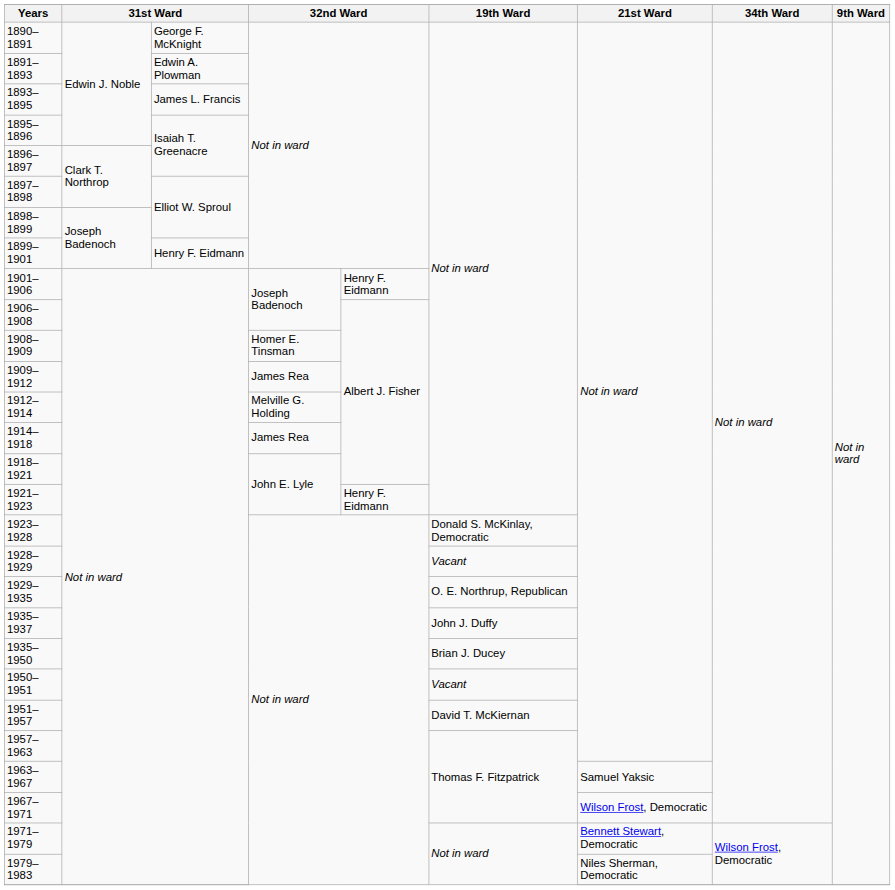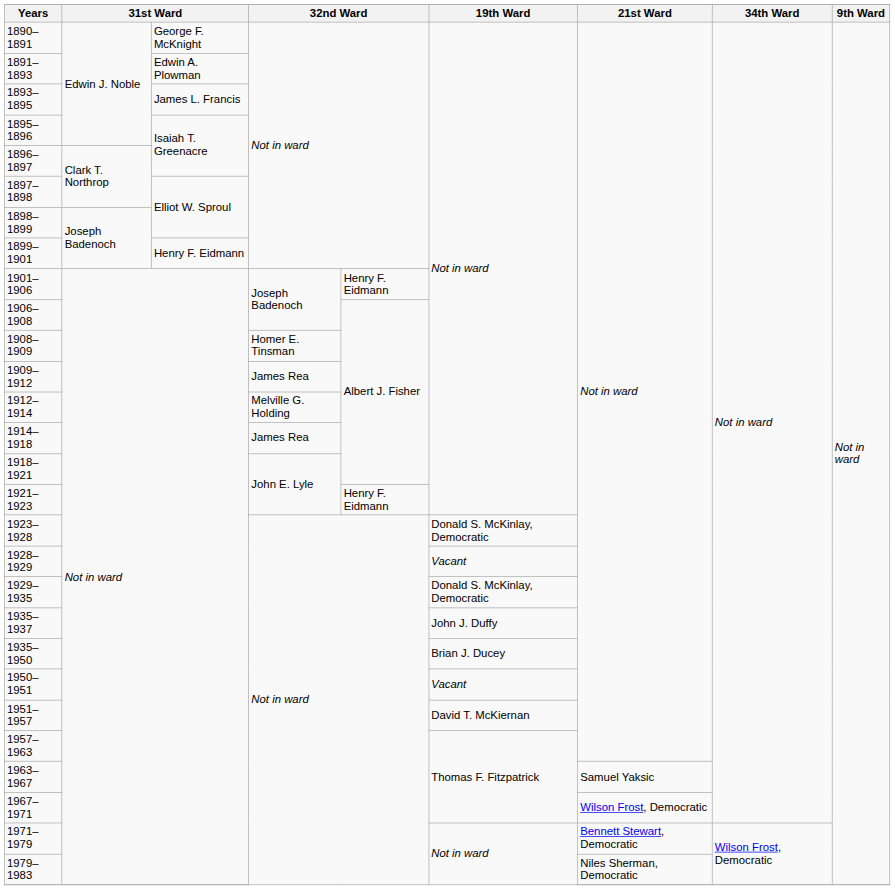(499, 592) O. E. Northrup, Republican -> (482, 592) Donald S. McKinlay, Democratic
